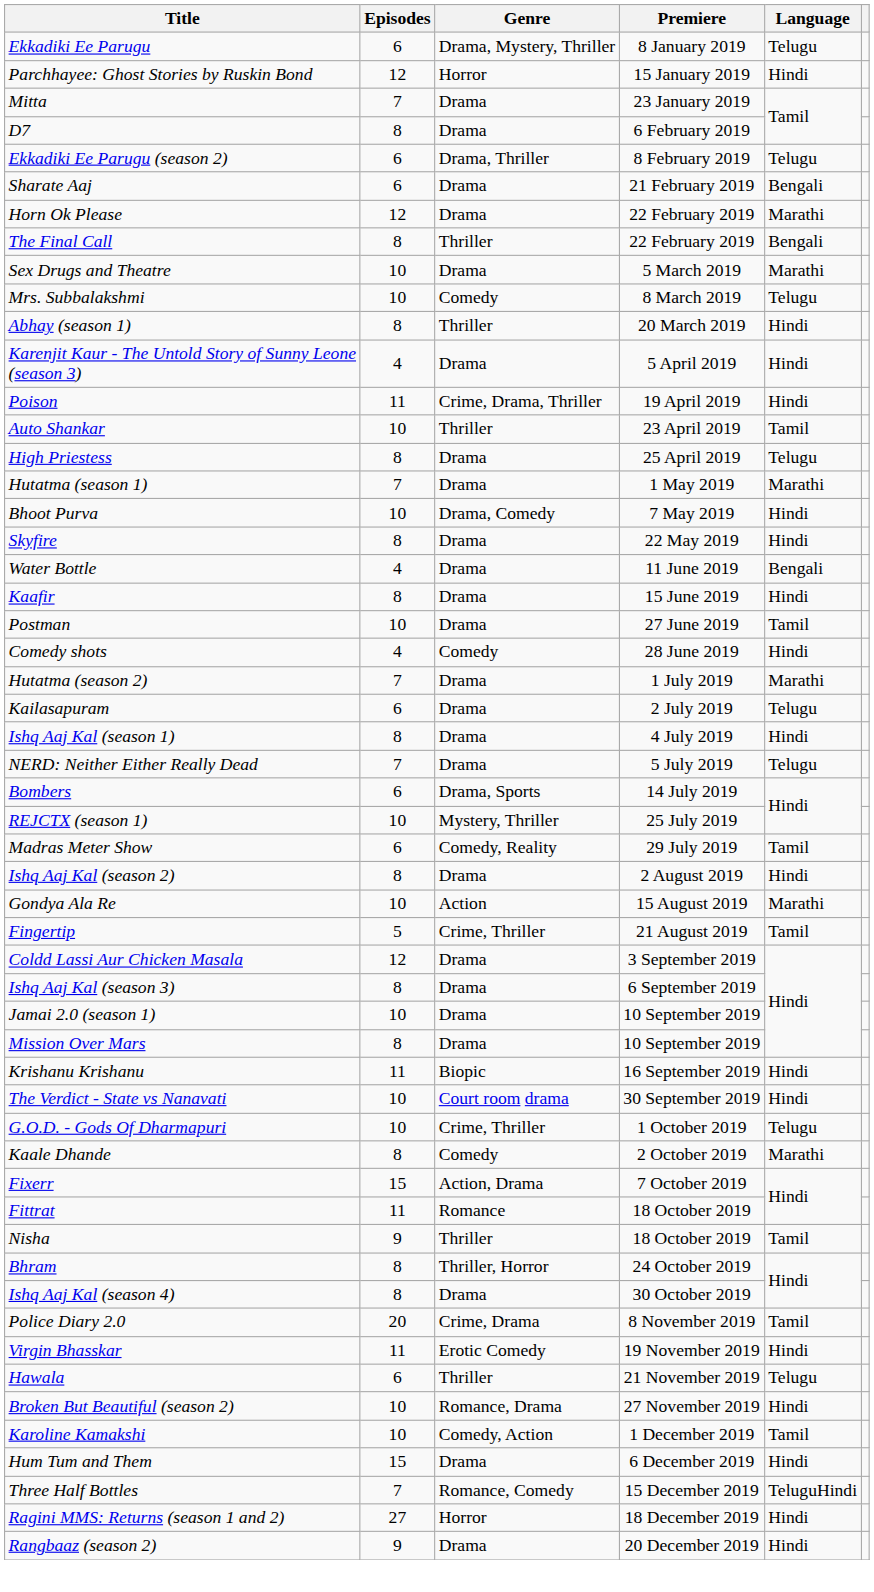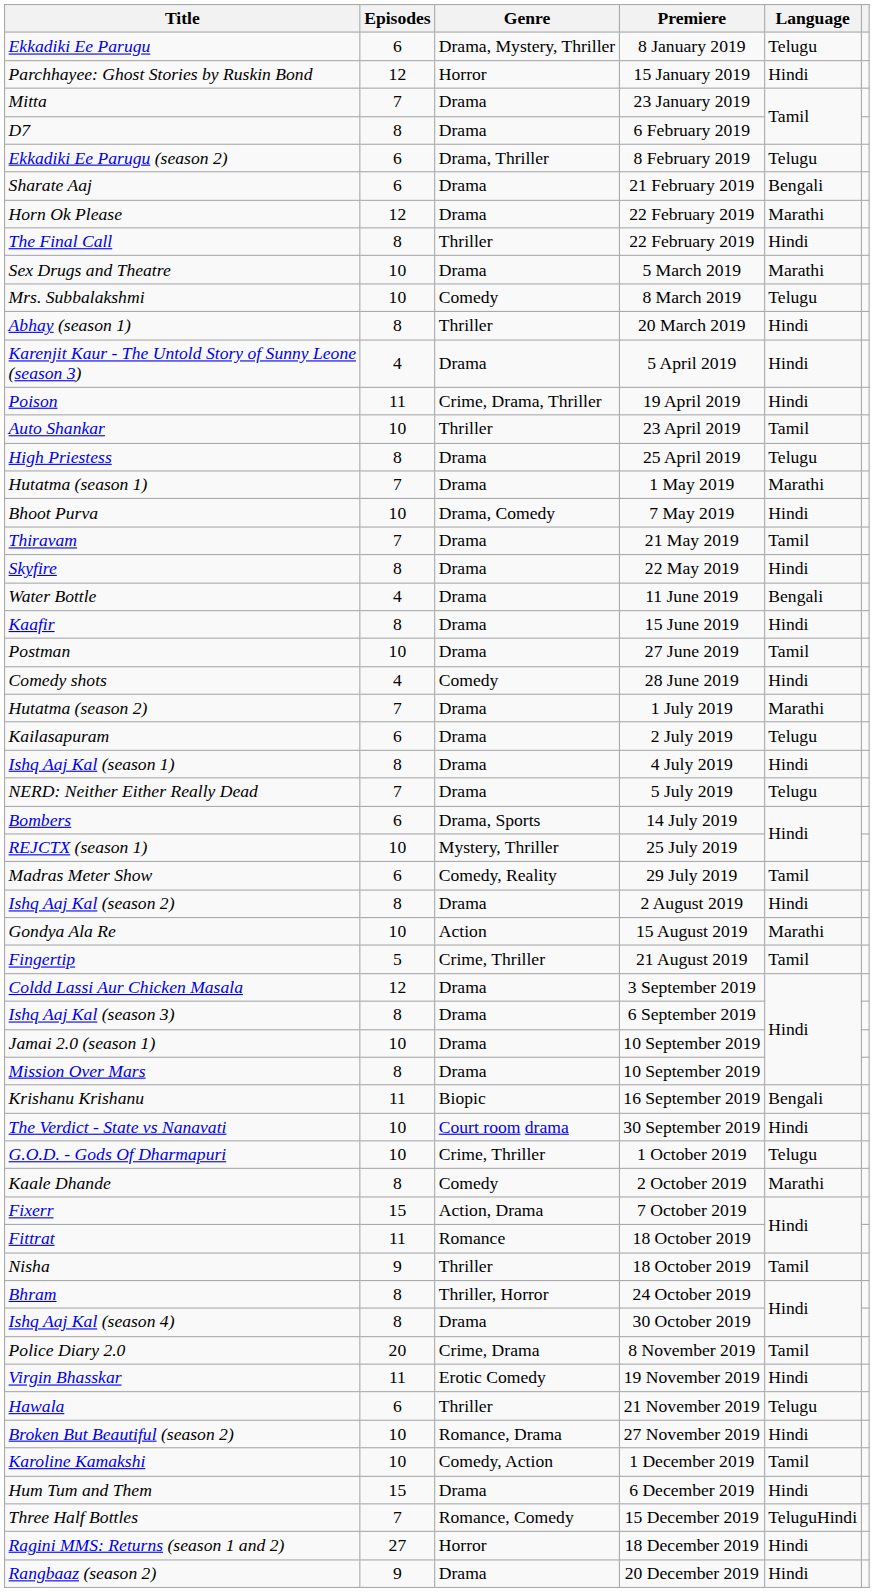(796, 241) Bengali -> (788, 241) Hindi
+ row: (43, 540)
(788, 1071) Hindi -> (796, 1098) Bengali
